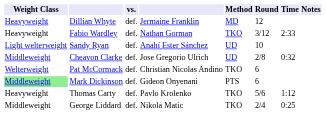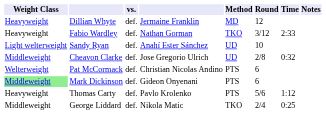(234, 69) TKO -> (232, 69) PTS
(234, 93) TKO -> (232, 93) PTS
